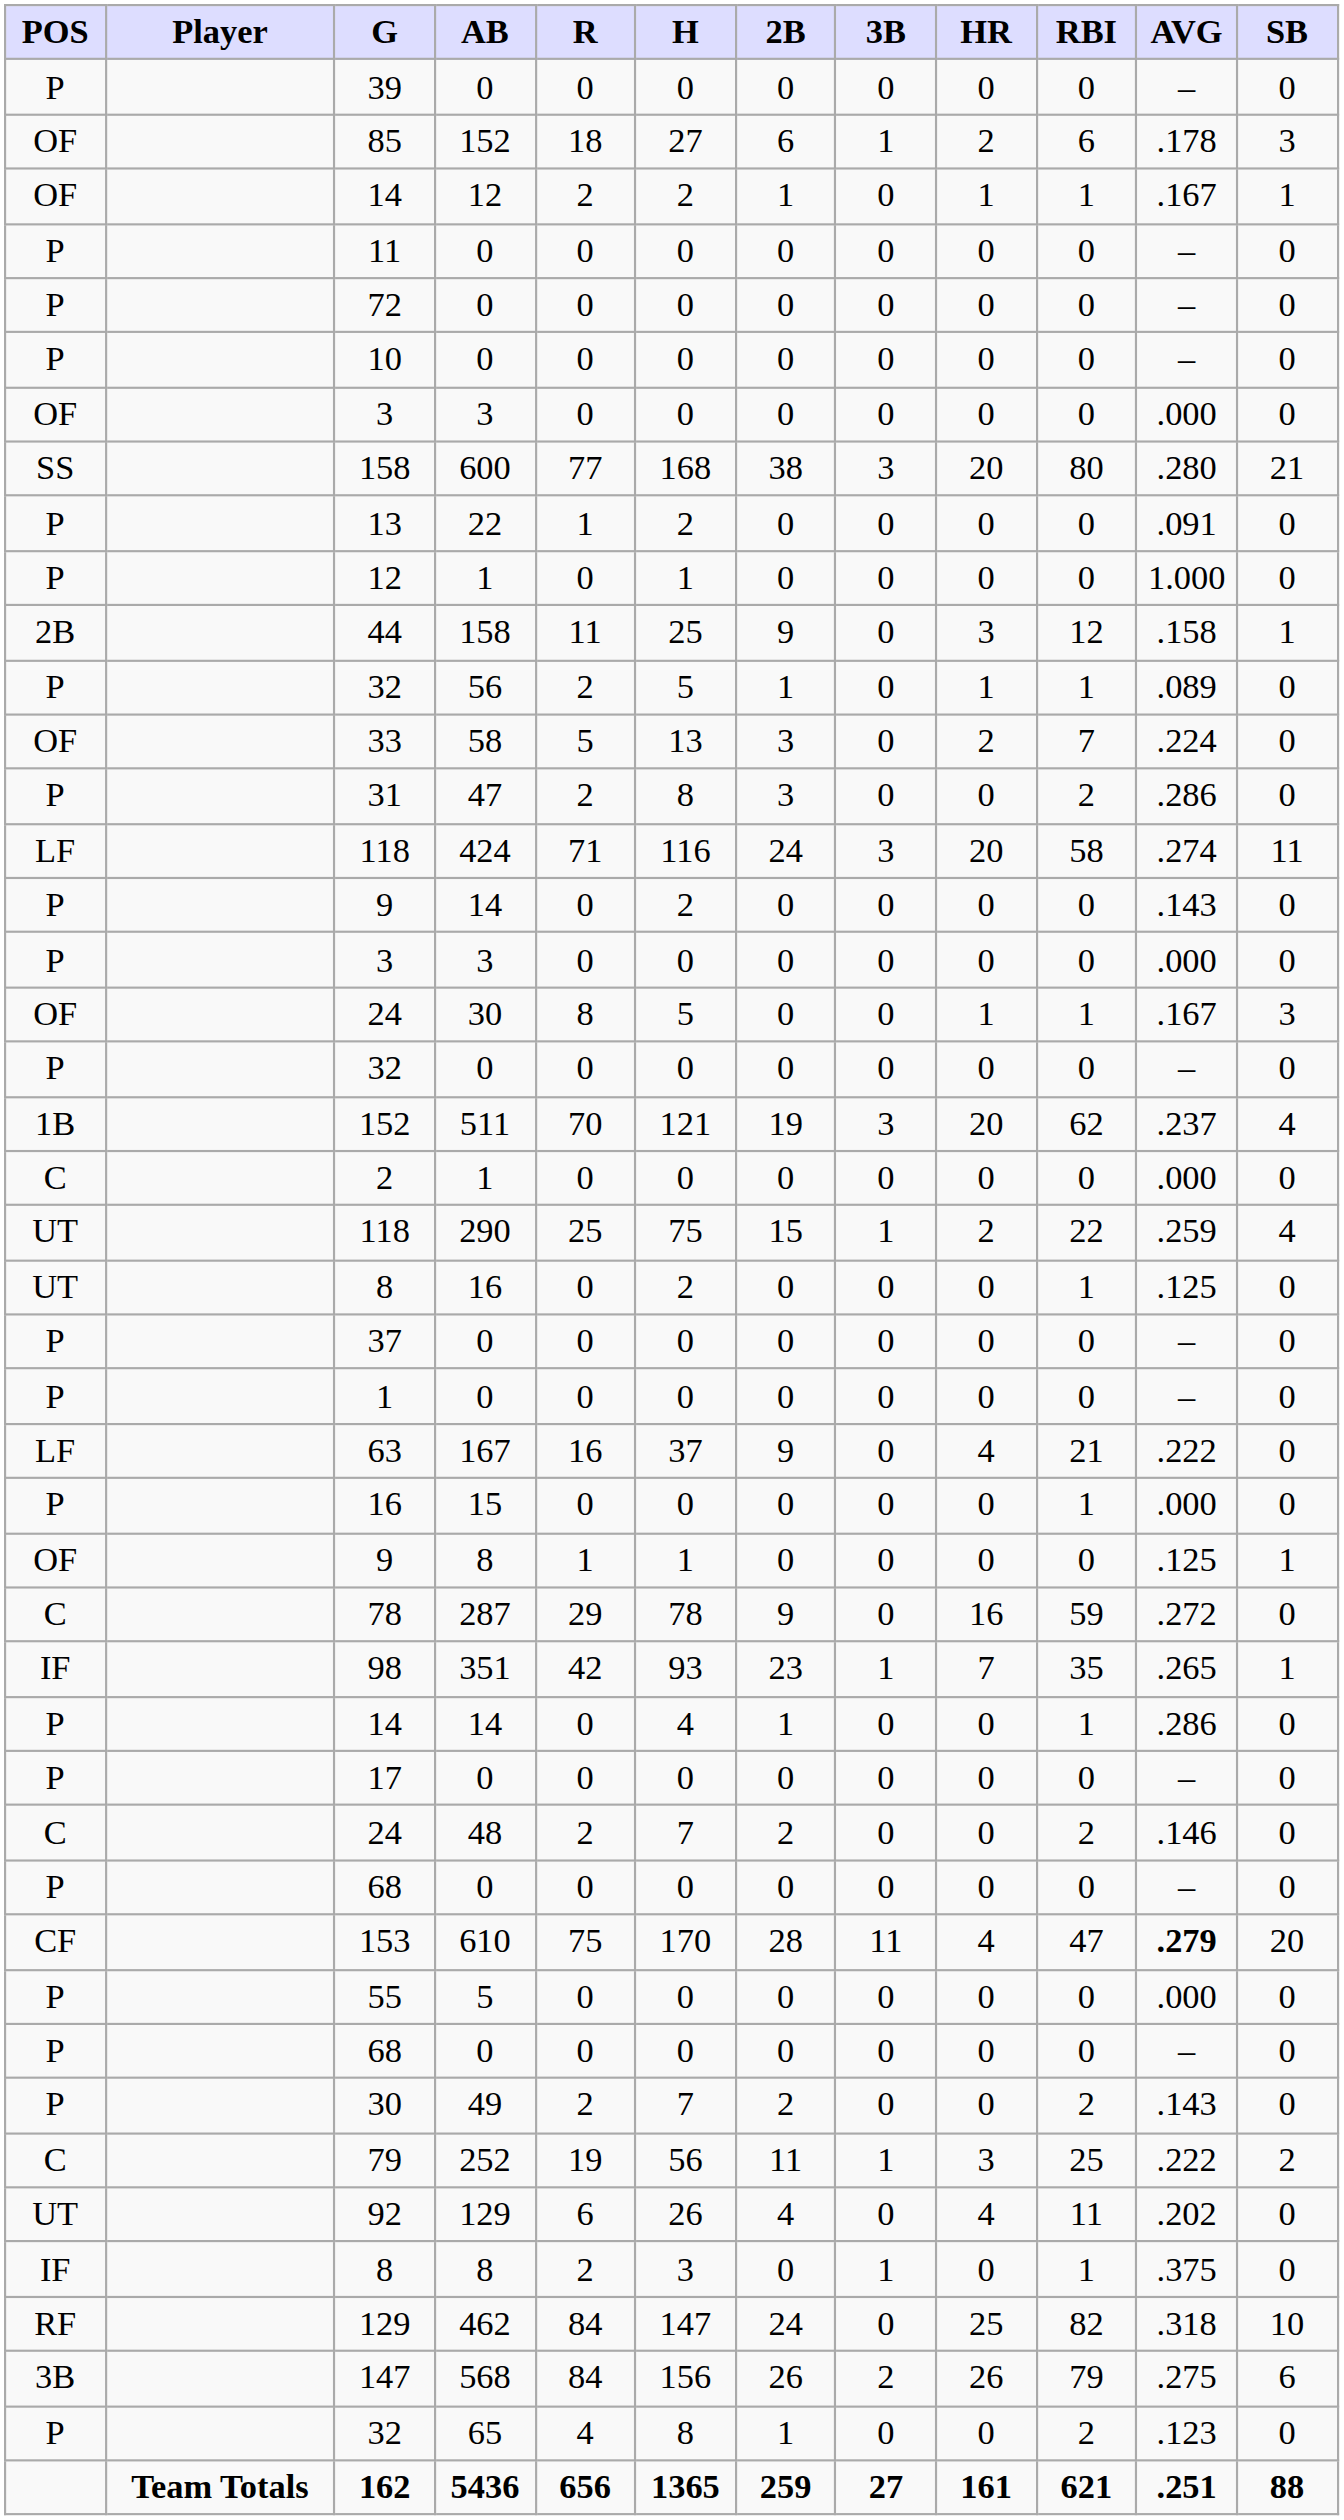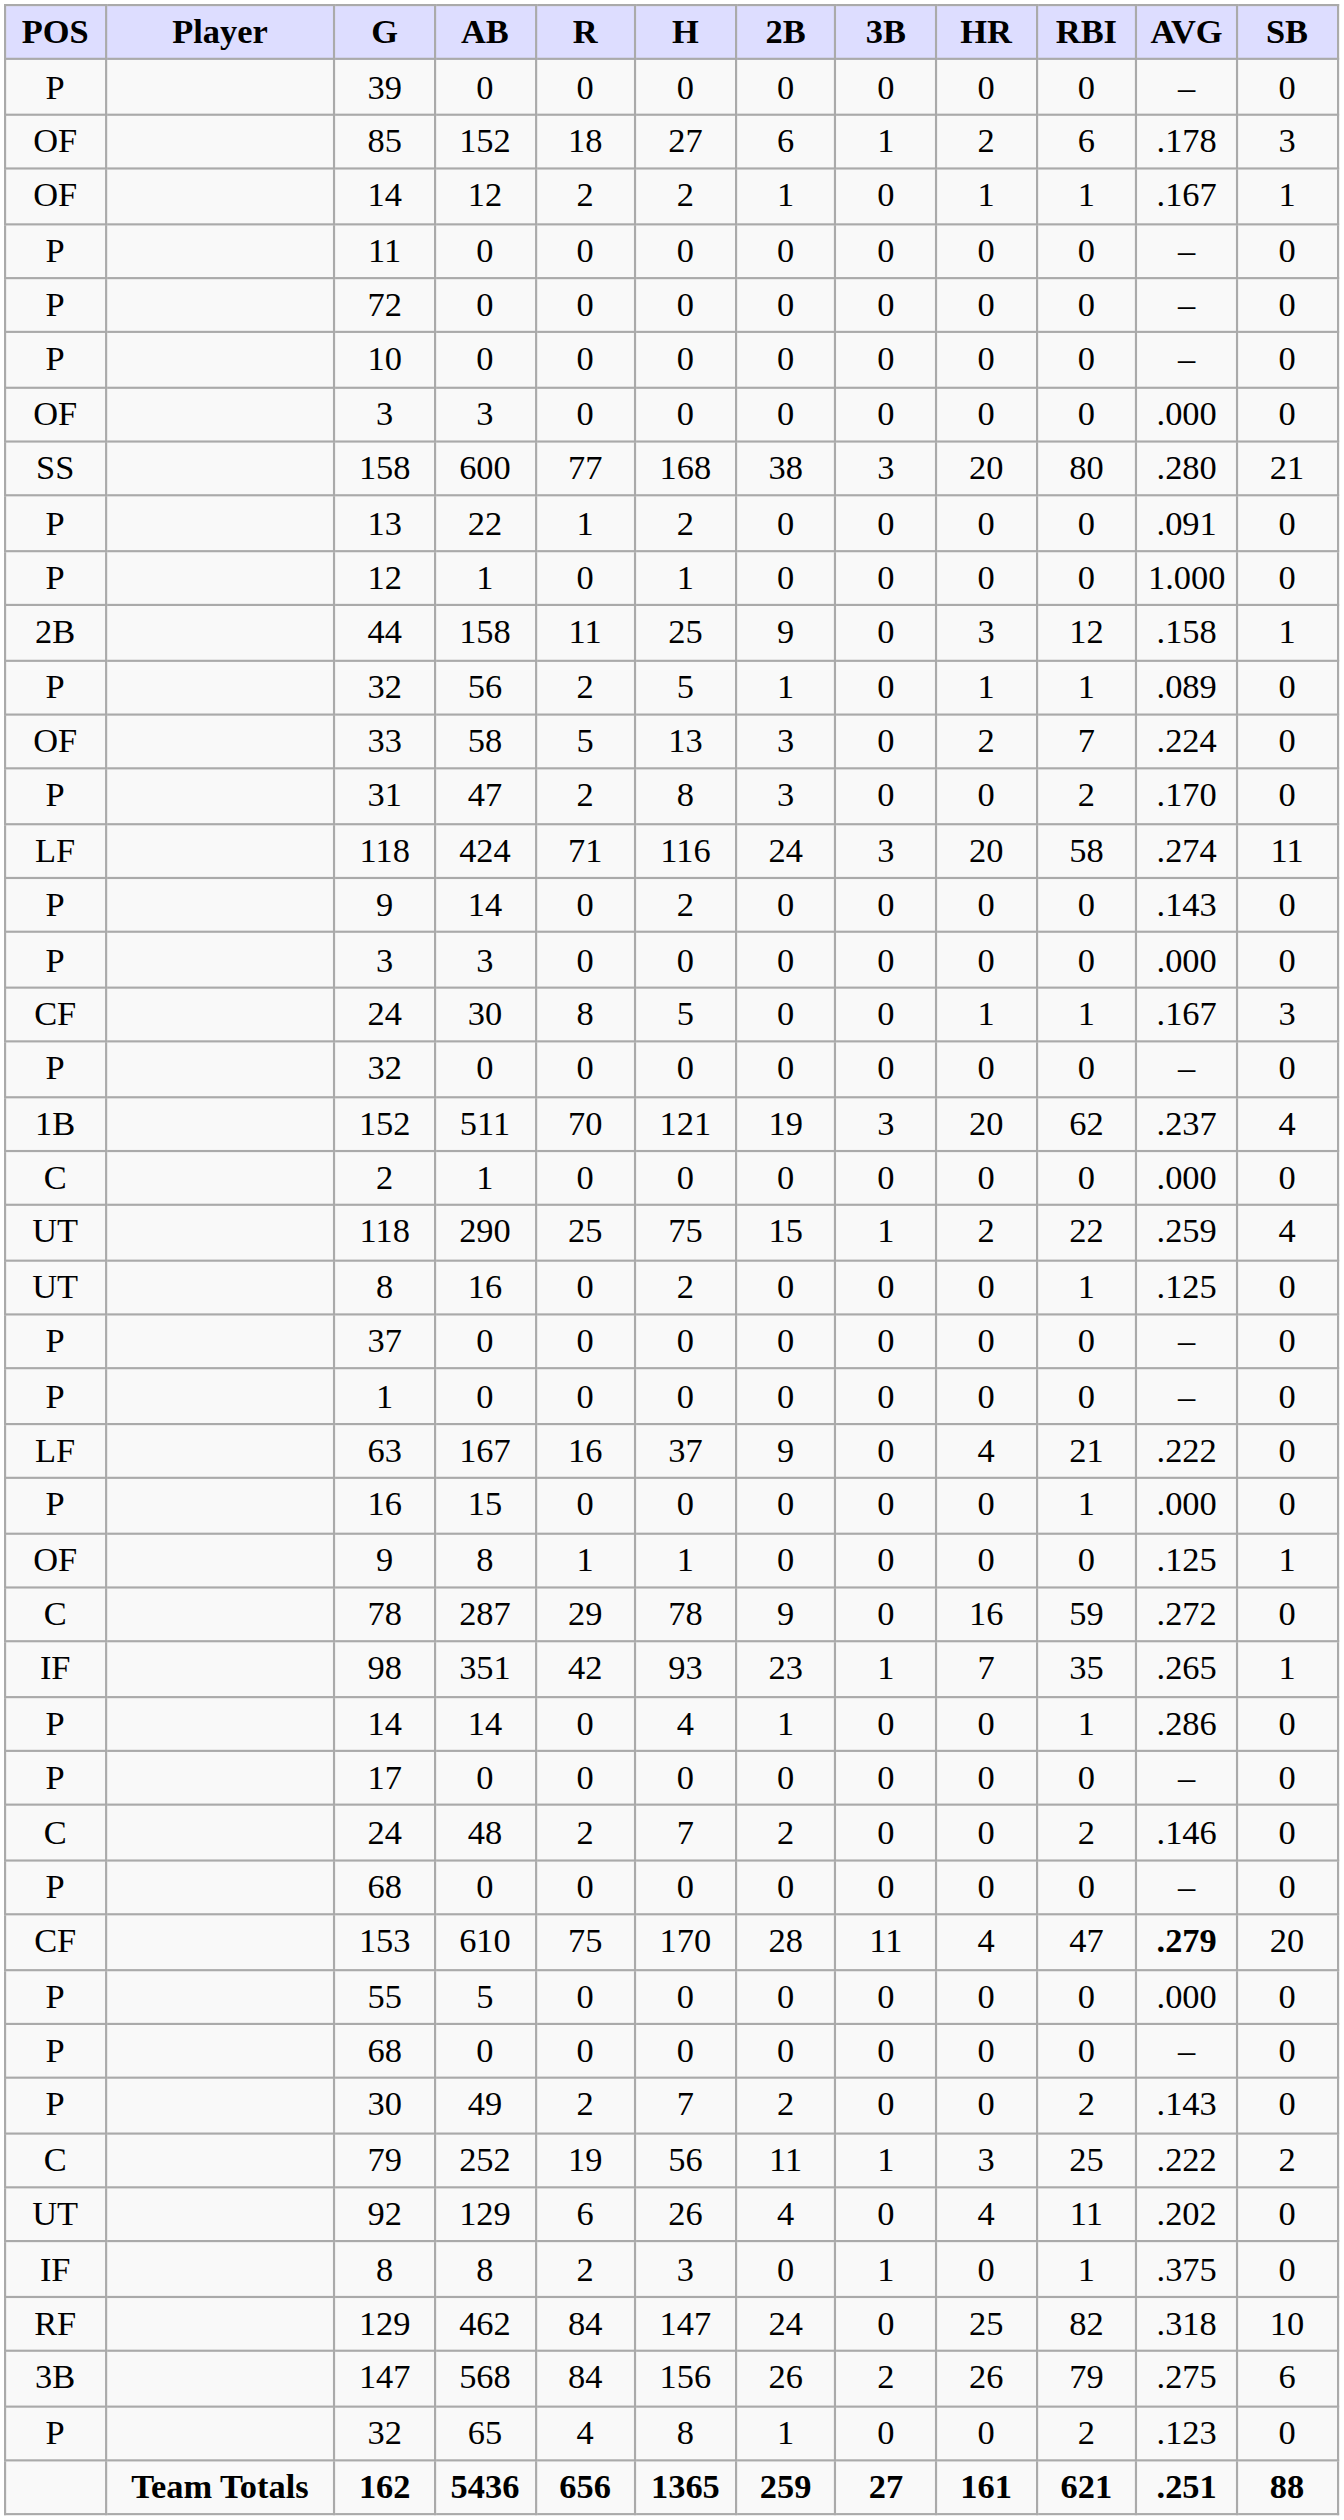(1187, 795) .286 -> (1187, 795) .170
(55, 1013) OF -> (55, 1013) CF
